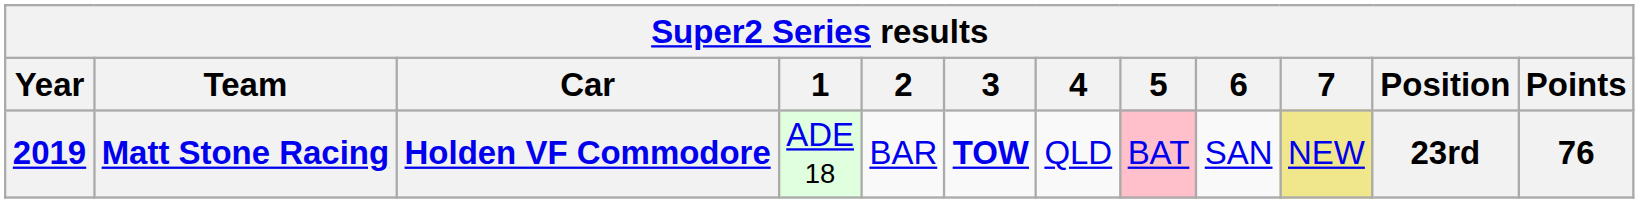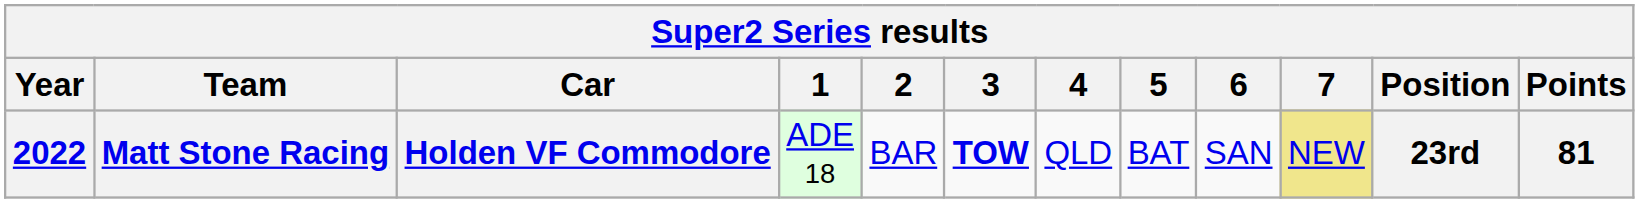(50, 154) 2019 -> (50, 154) 2022
(1158, 154) pink background -> (1158, 154) no background
(1576, 154) 76 -> (1576, 154) 81
